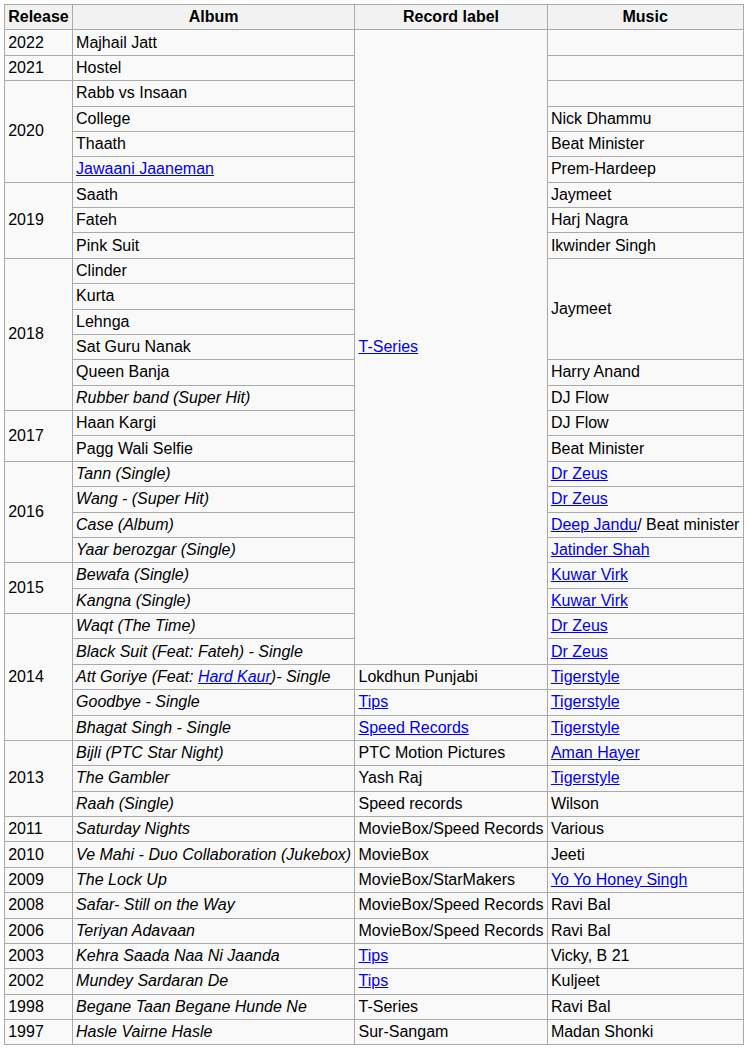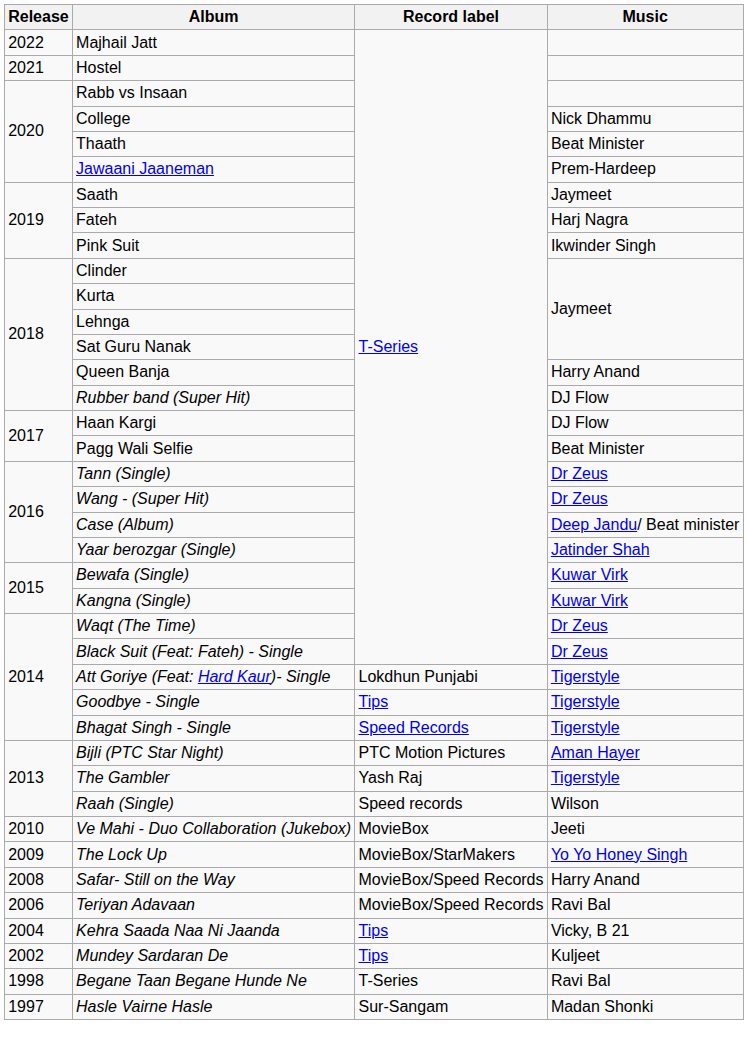- row: (133, 829)
(581, 905) Ravi Bal -> (595, 879) Harry Anand
(26, 956) 2003 -> (26, 930) 2004
